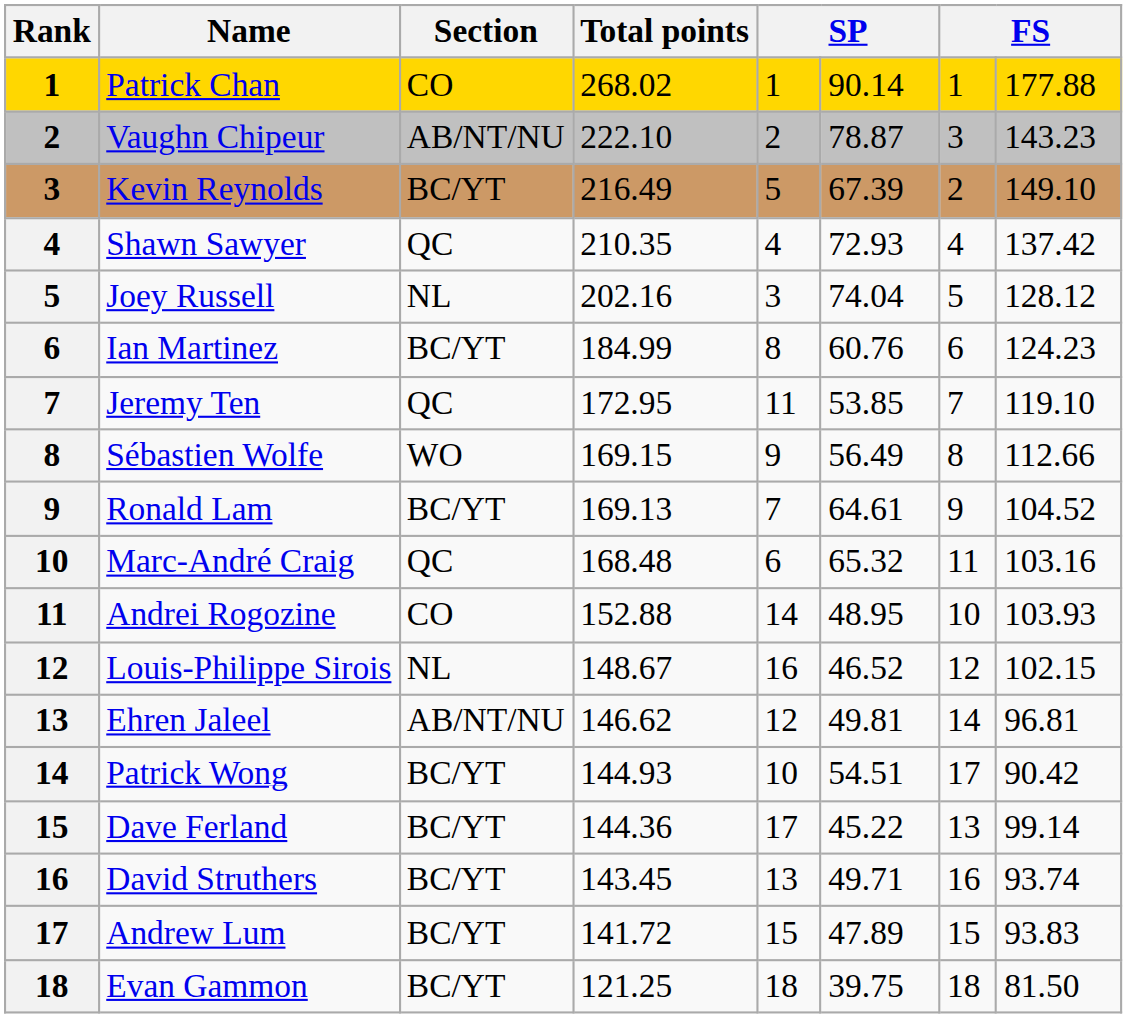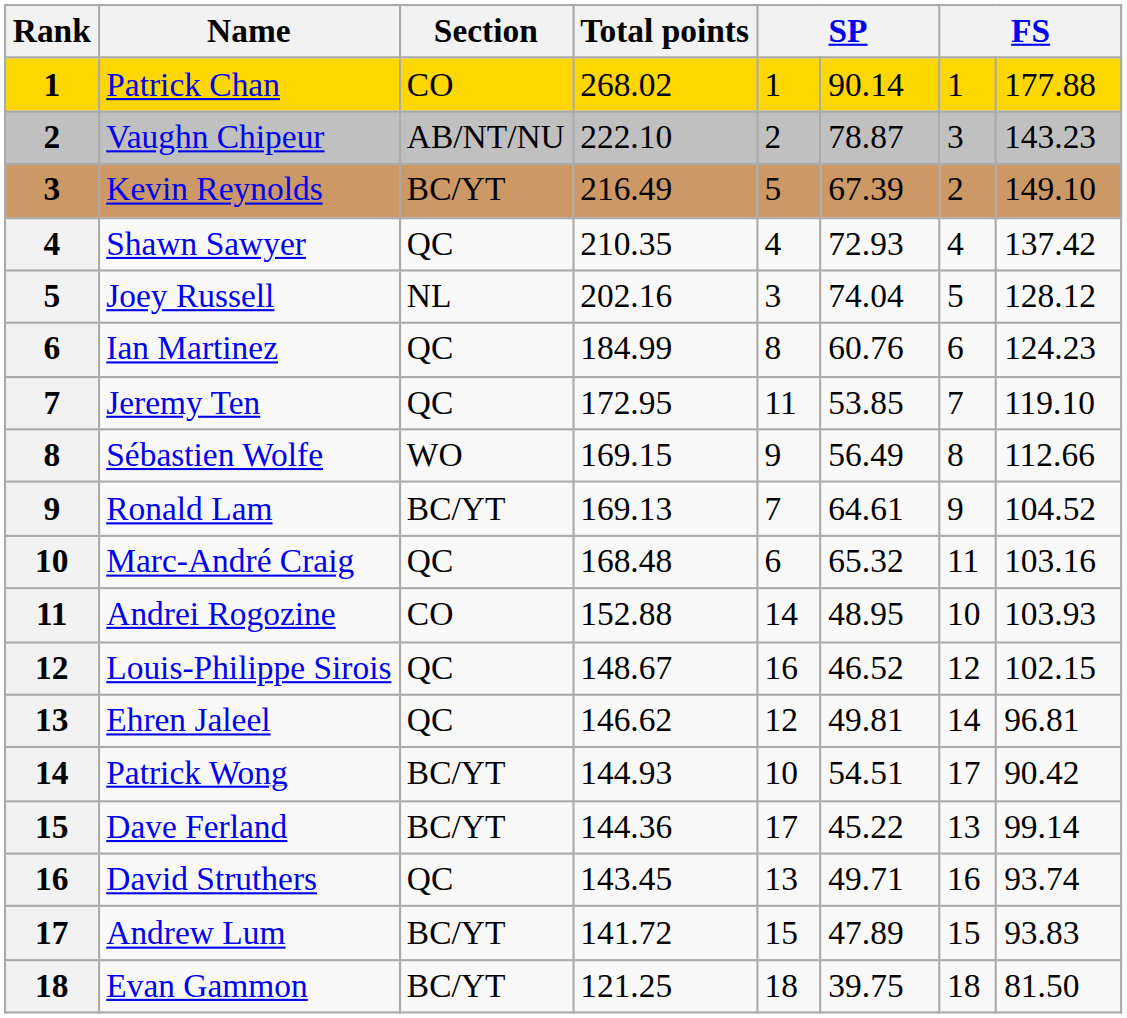(456, 349) BC/YT -> (430, 349) QC
(429, 667) NL -> (430, 667) QC
(486, 720) AB/NT/NU -> (430, 720) QC
(456, 879) BC/YT -> (430, 879) QC
